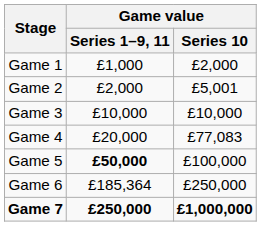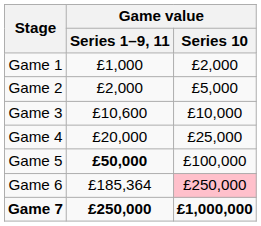(215, 88) £5,001 -> (215, 88) £5,000
(120, 112) £10,000 -> (120, 112) £10,600
(215, 137) £77,083 -> (215, 137) £25,000
(215, 185) no background -> (215, 185) pink background
